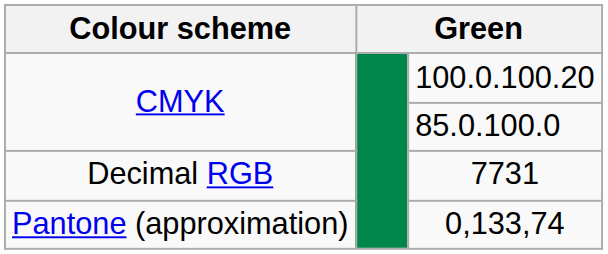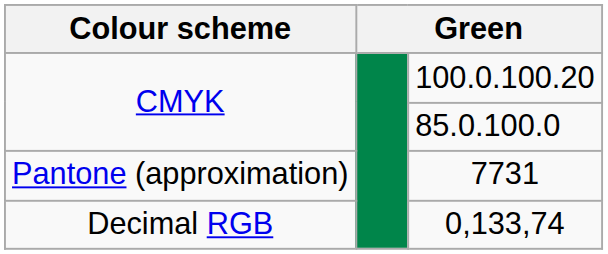(180, 175) Decimal RGB -> (180, 175) Pantone (approximation)
(180, 223) Pantone (approximation) -> (180, 223) Decimal RGB
